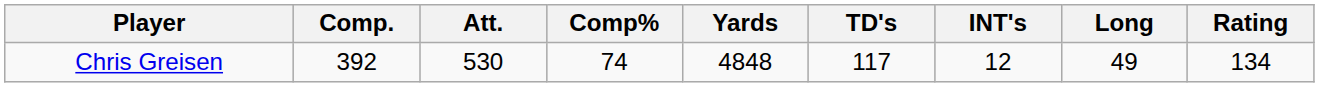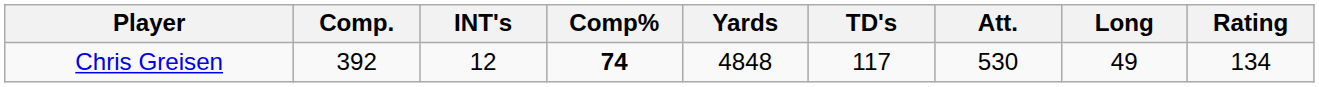columns swapped: (483, 23) <-> (998, 23)
(614, 61) normal -> (614, 61) bold
